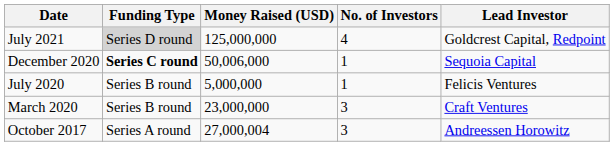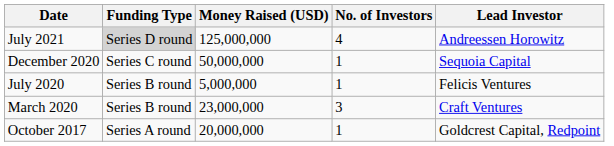(525, 38) Goldcrest Capital, Redpoint -> (502, 38) Andreessen Horowitz
(152, 61) bold -> (149, 61) normal
(237, 61) 50,006,000 -> (231, 61) 50,000,000
(237, 130) 27,000,004 -> (231, 130) 20,000,000
(344, 130) 3 -> (339, 130) 1
(507, 130) Andreessen Horowitz -> (520, 130) Goldcrest Capital, Redpoint
